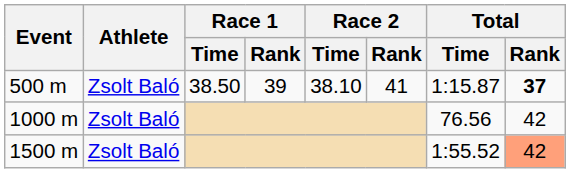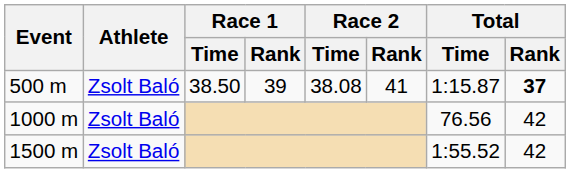(336, 86) 38.10 -> (336, 86) 38.08
(535, 152) lightsalmon background -> (535, 152) no background
